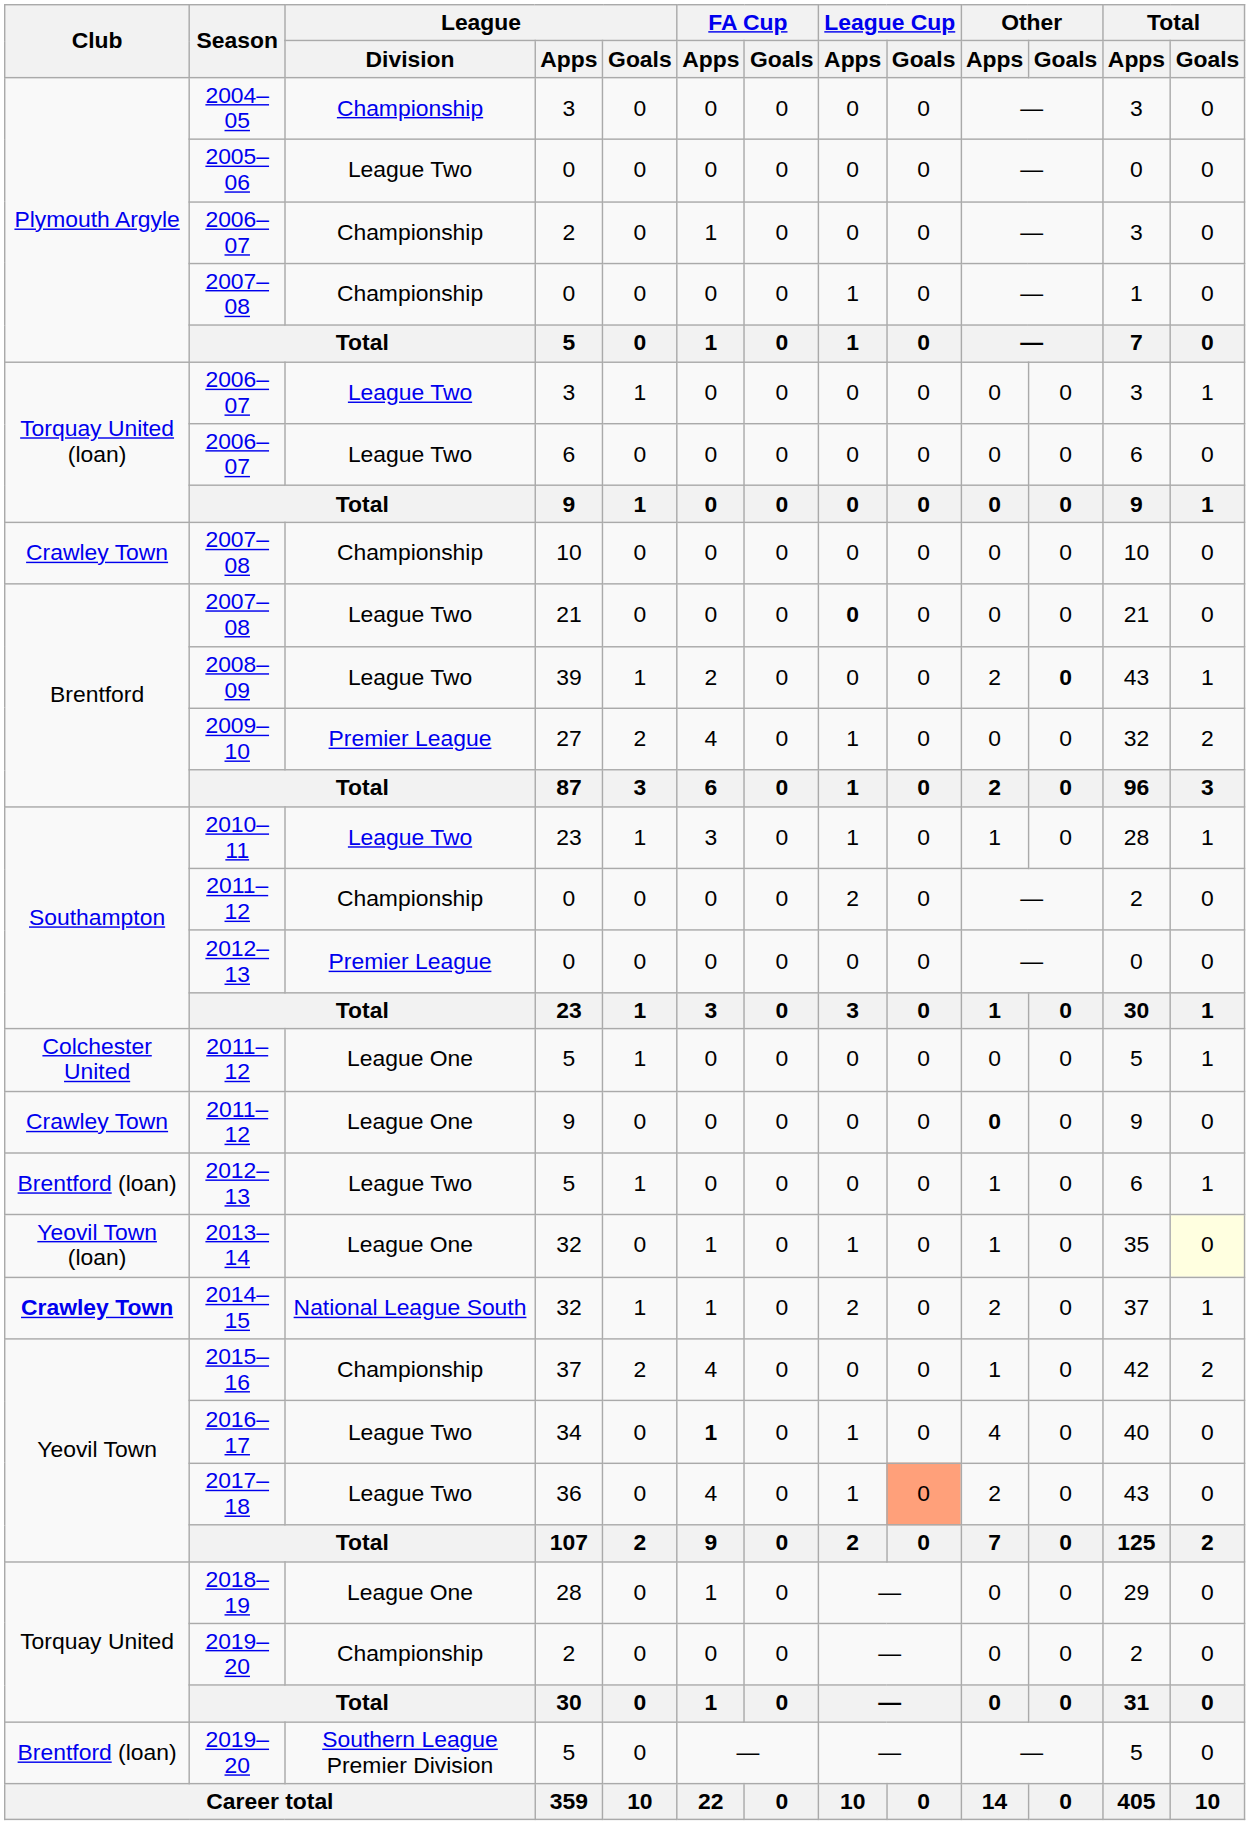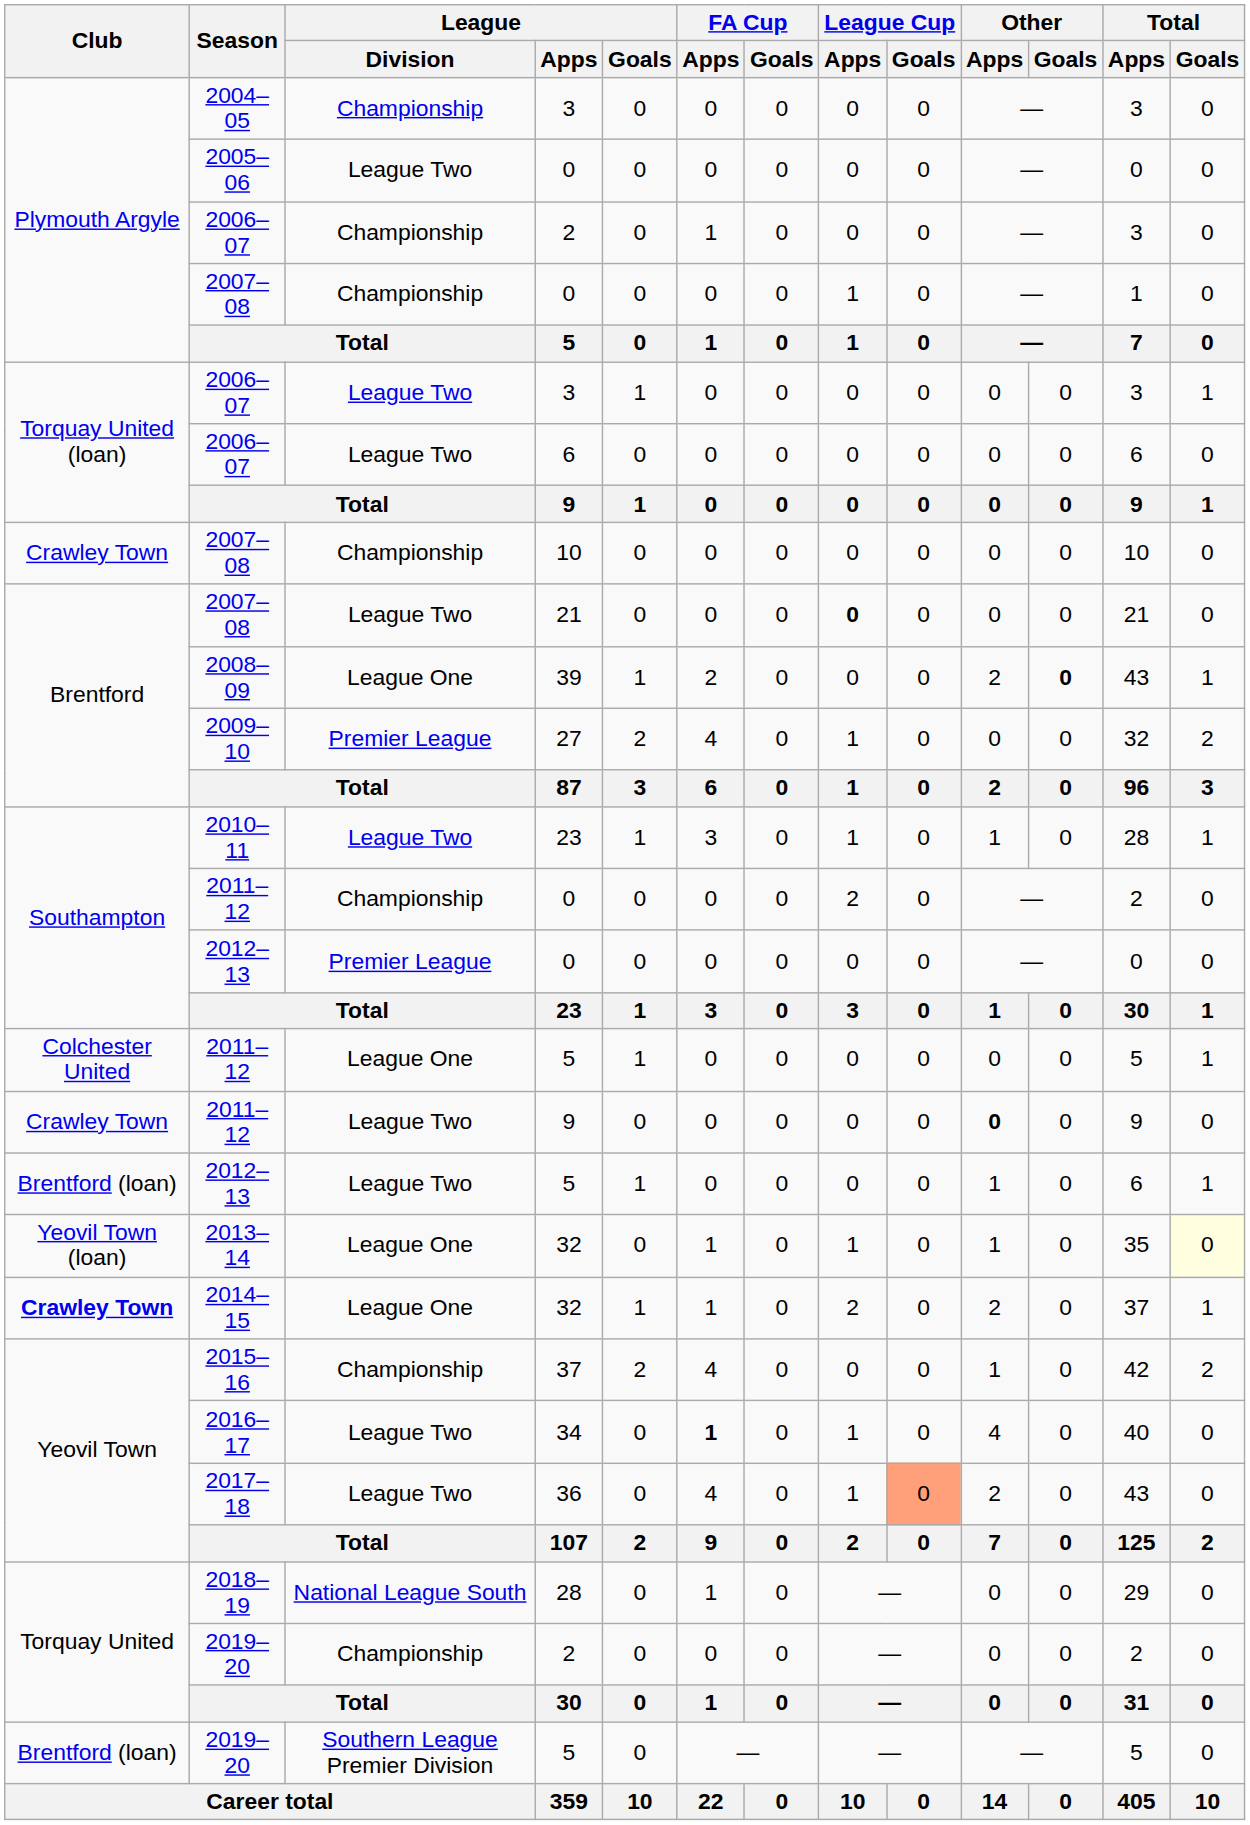(410, 676) League Two -> (410, 676) League One
(410, 1121) League One -> (410, 1121) League Two
(410, 1307) National League South -> (410, 1307) League One
(410, 1592) League One -> (410, 1592) National League South
